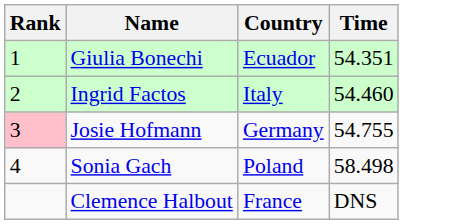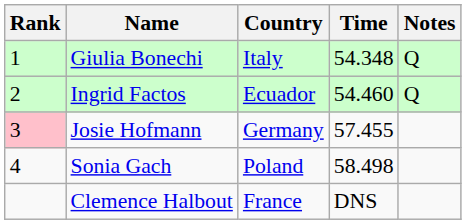+ column: (430, 22)
(279, 58) Ecuador -> (263, 58) Italy
(364, 58) 54.351 -> (364, 58) 54.348
(263, 94) Italy -> (279, 94) Ecuador
(364, 130) 54.755 -> (364, 130) 57.455
